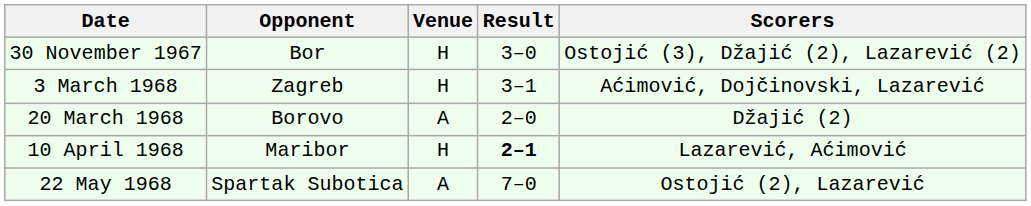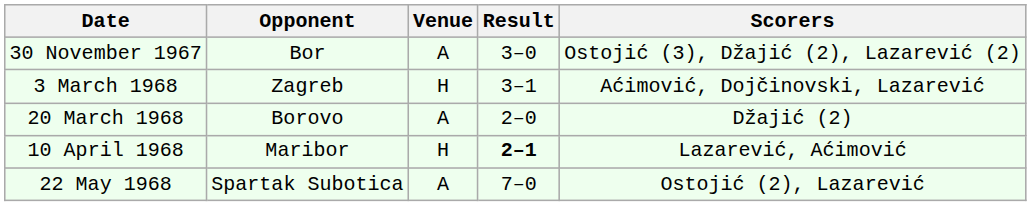(443, 54) H -> (443, 54) A
